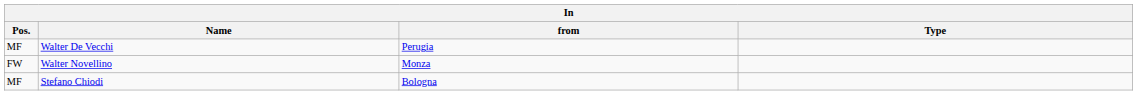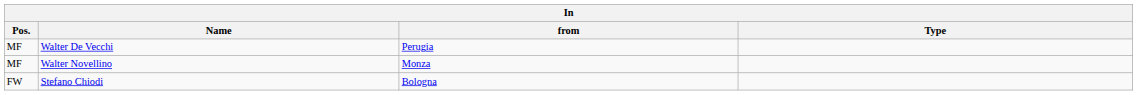(15, 64) FW -> (14, 64) MF
(14, 81) MF -> (15, 81) FW
